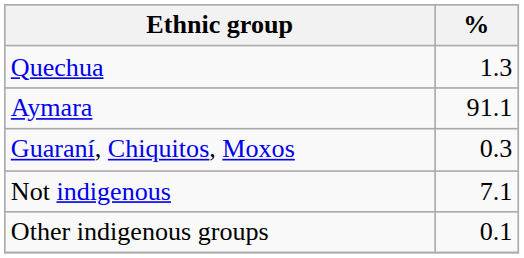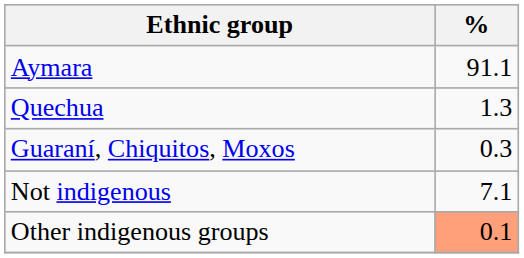rows swapped: (57, 66) <-> (52, 107)
(496, 231) no background -> (496, 231) lightsalmon background
